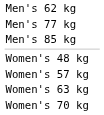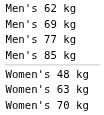+ row: (41, 24)
- row: (47, 74)
